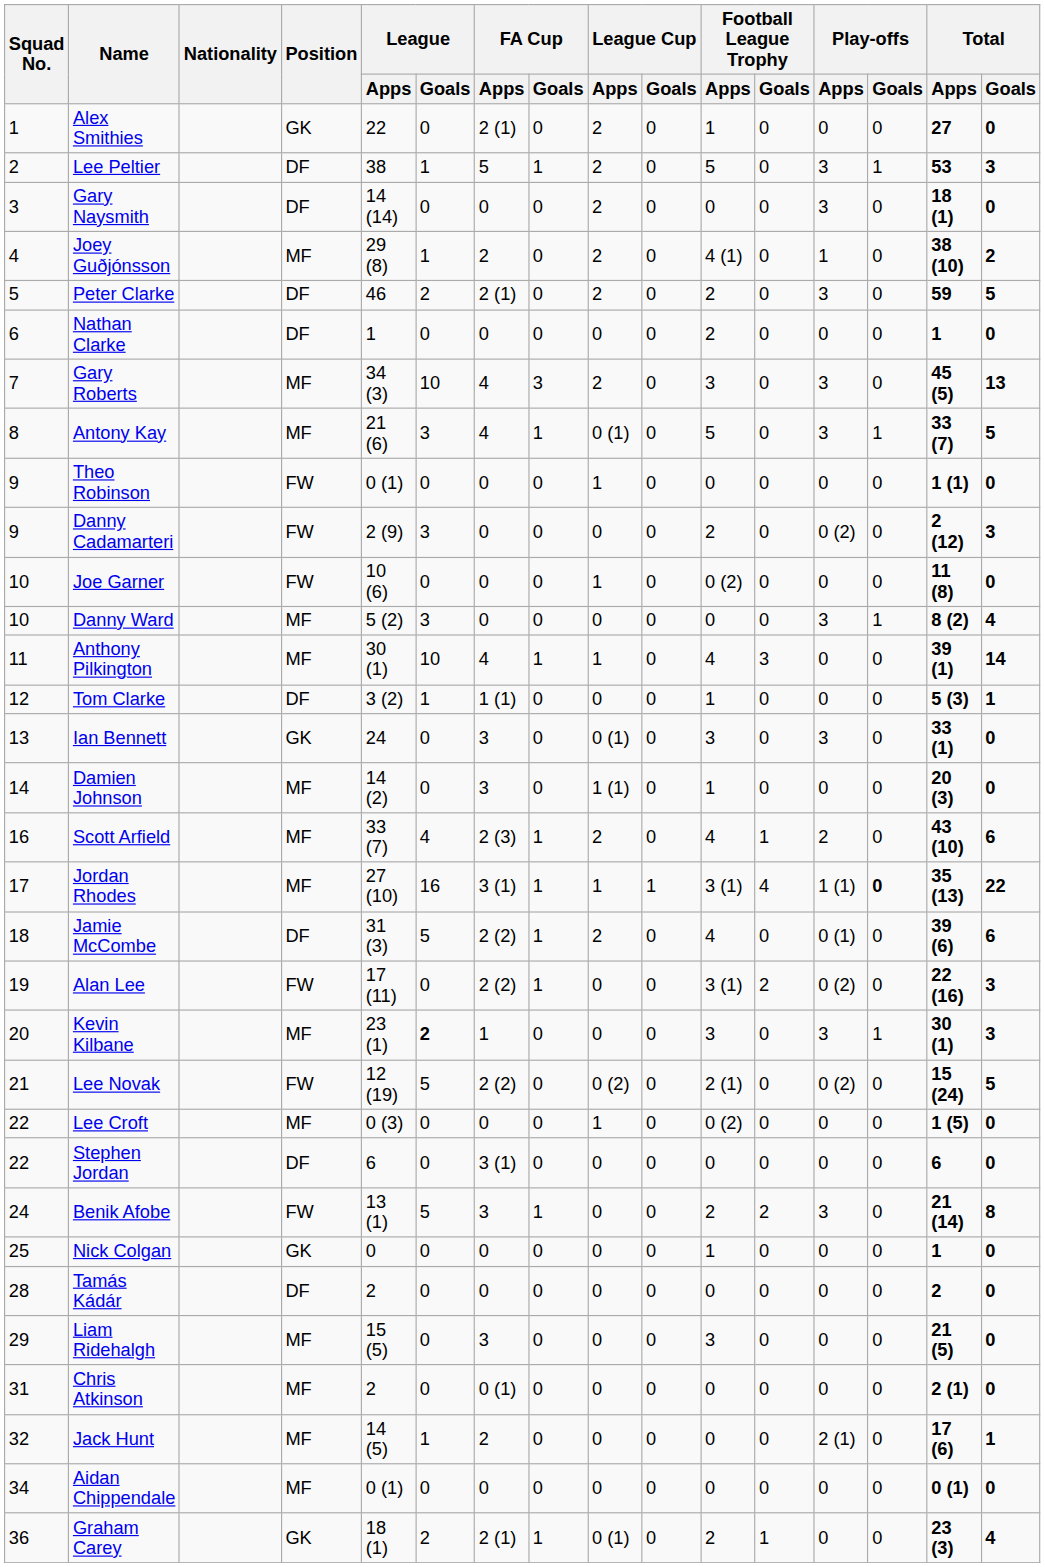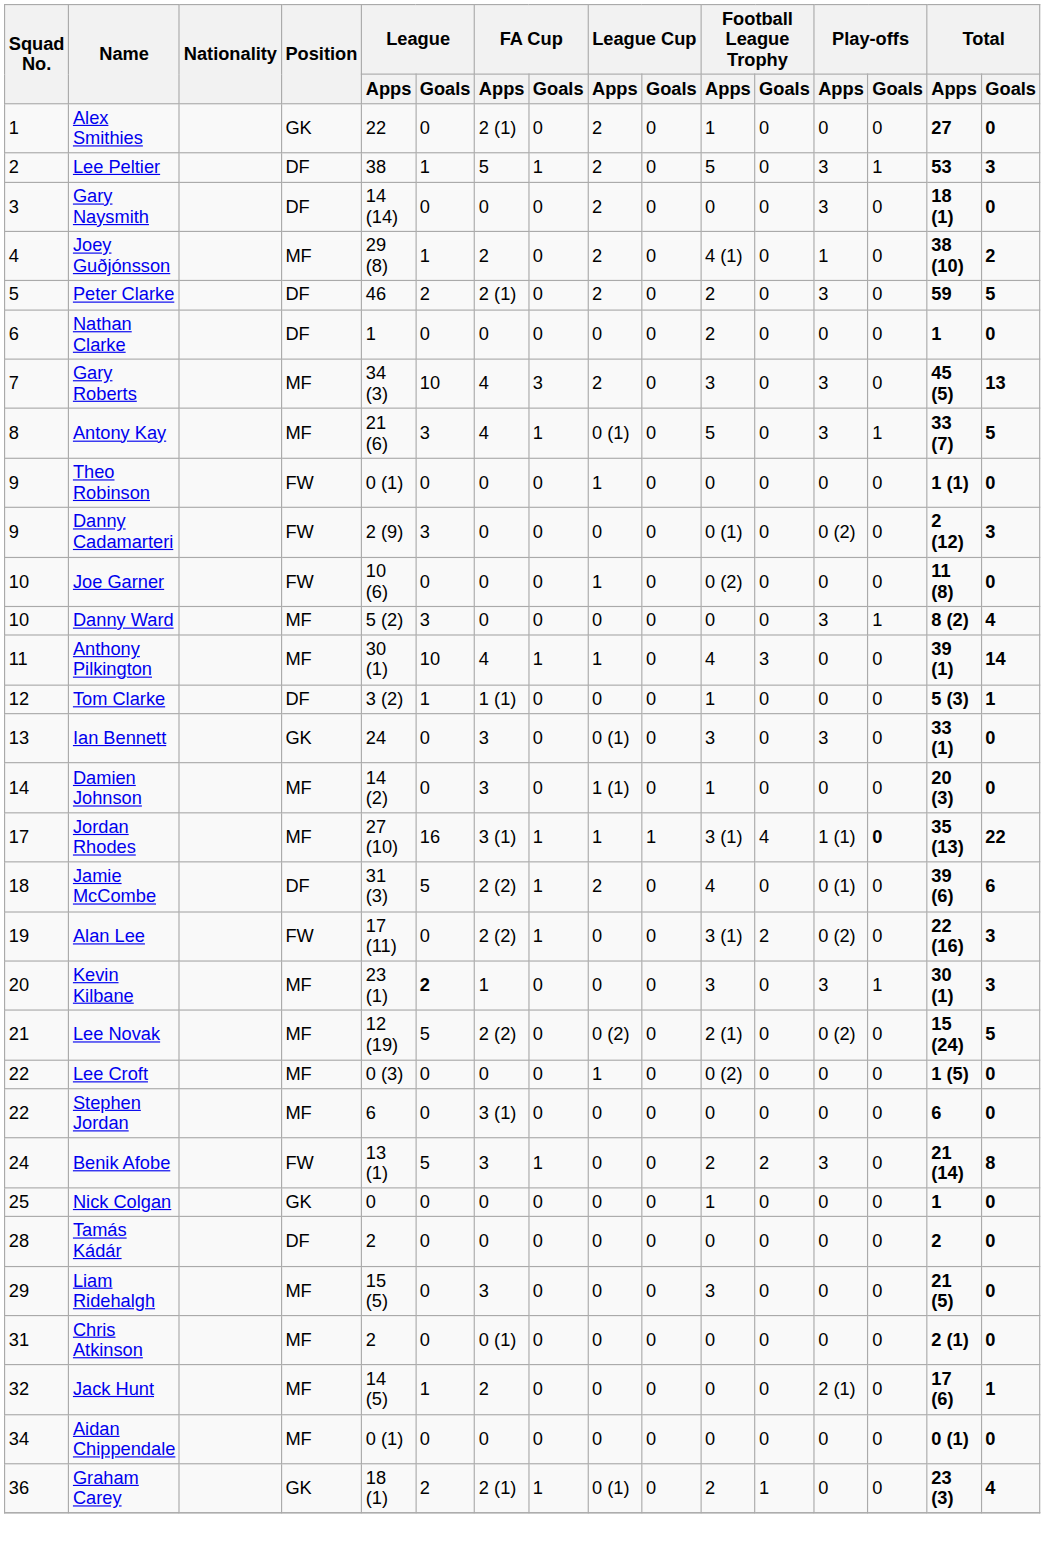(710, 532) 2 -> (724, 532) 0 (1)
- row: (122, 837)
(300, 1084) FW -> (299, 1034) MF
(298, 1162) DF -> (299, 1113) MF
